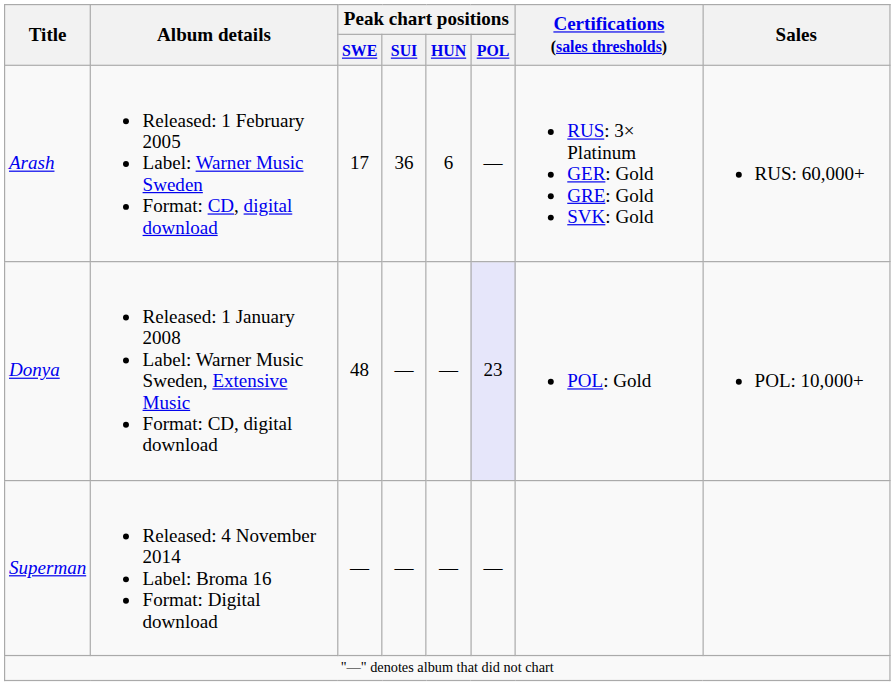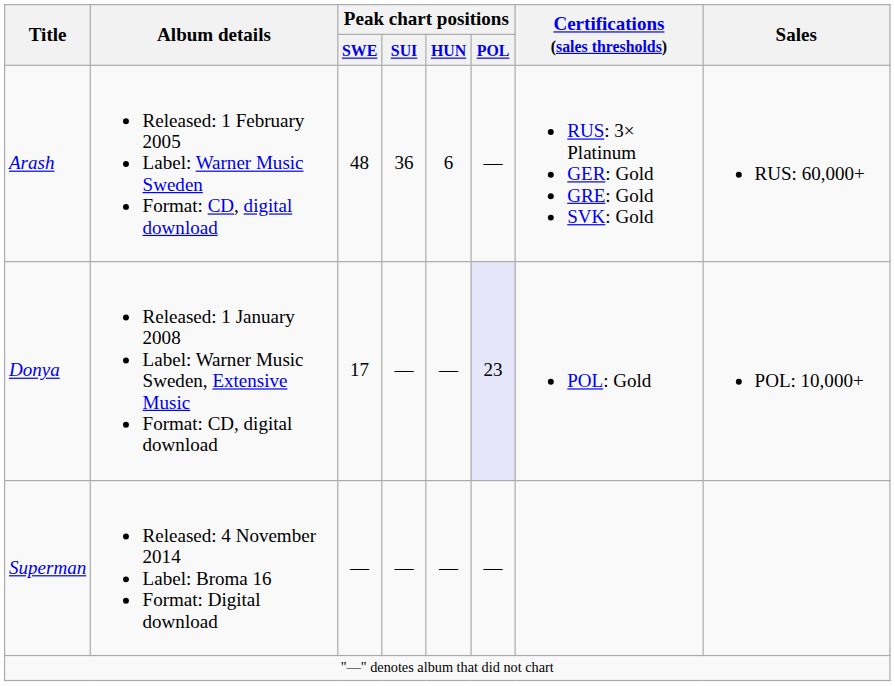(360, 163) 17 -> (360, 163) 48
(360, 370) 48 -> (360, 370) 17
